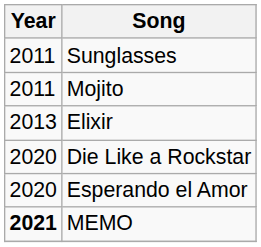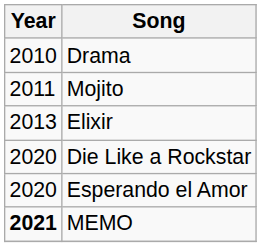+ row: (99, 55)
- row: (122, 55)
